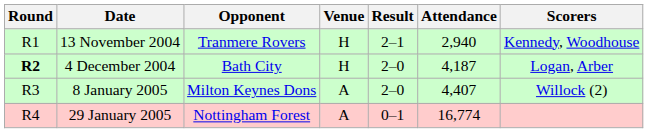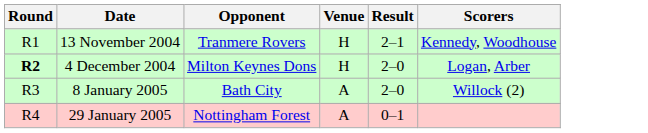- column: (459, 16)
(252, 66) Bath City -> (252, 66) Milton Keynes Dons
(252, 90) Milton Keynes Dons -> (252, 90) Bath City
